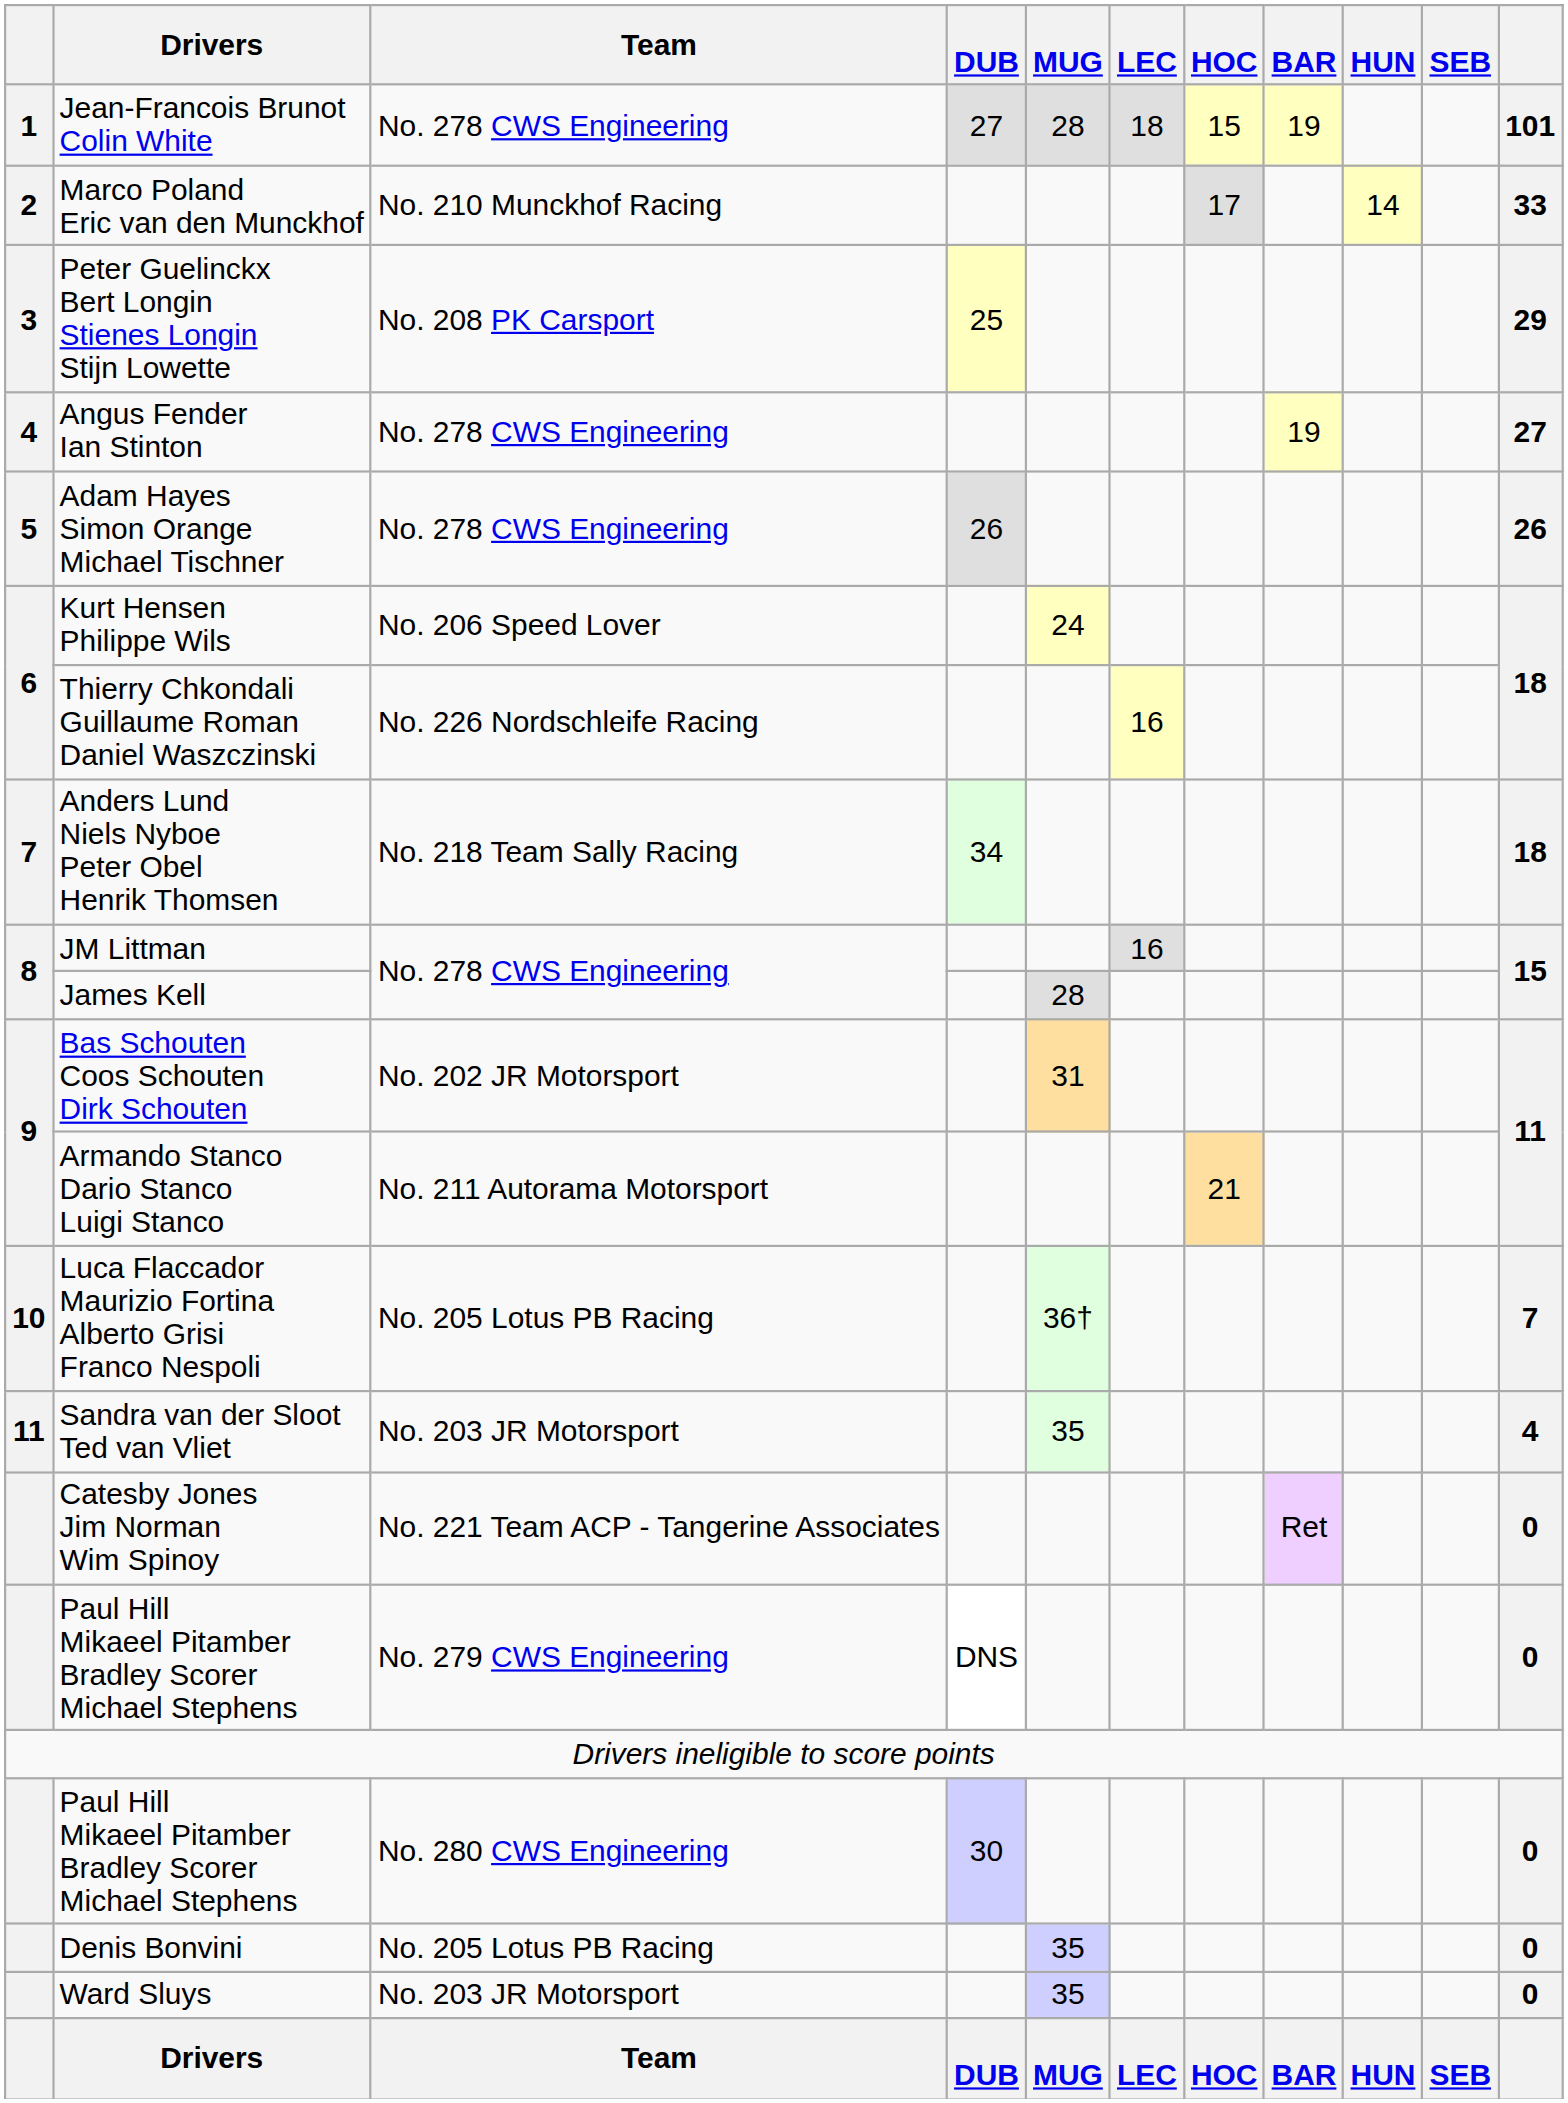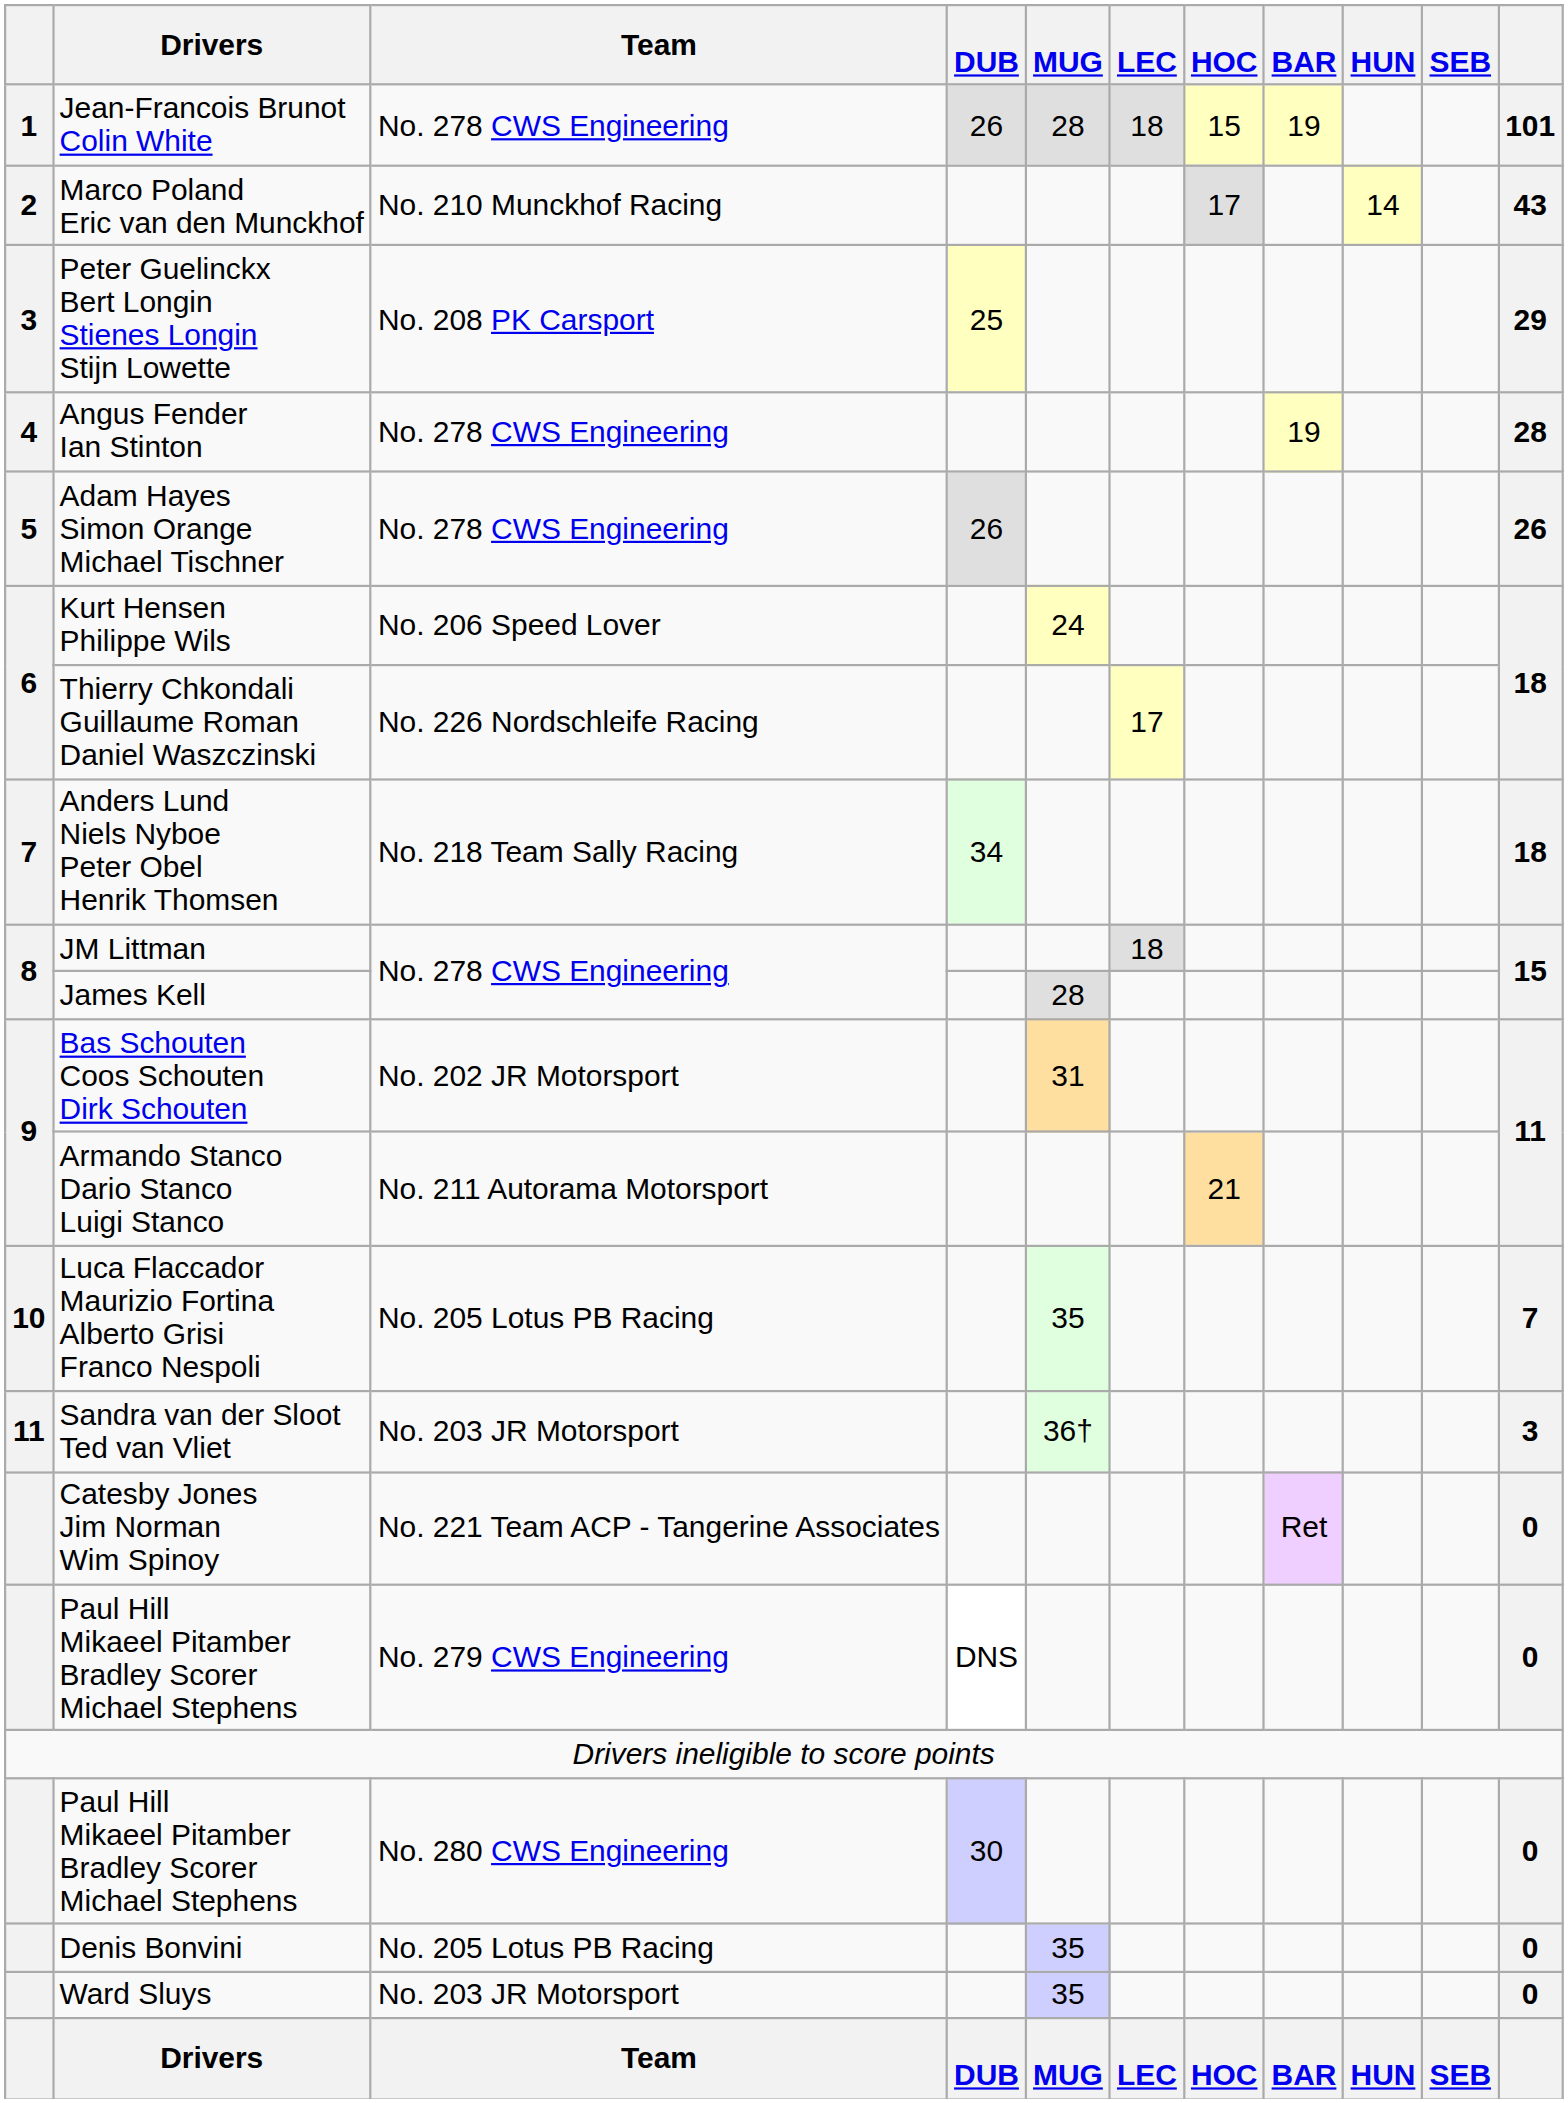(986, 125) 27 -> (986, 125) 26
(1530, 205) 33 -> (1530, 205) 43
(1530, 431) 27 -> (1530, 431) 28
(1147, 721) 16 -> (1147, 721) 17
(1147, 948) 16 -> (1147, 948) 18
(1068, 1318) 36† -> (1068, 1318) 35
(1068, 1431) 35 -> (1068, 1431) 36†
(1530, 1431) 4 -> (1530, 1431) 3
